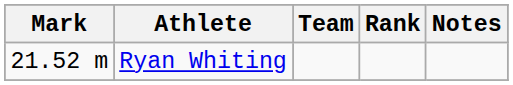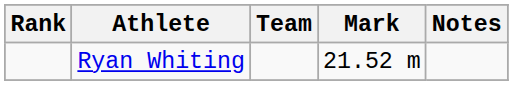columns swapped: (393, 24) <-> (59, 24)
